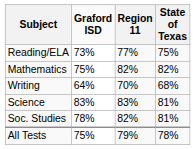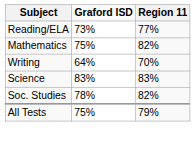- column: (173, 24)
